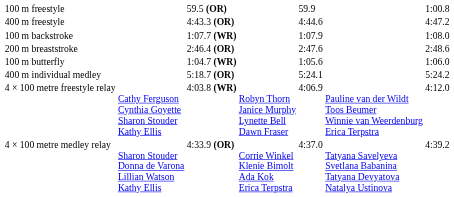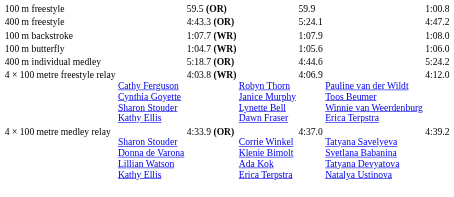(311, 22) 4:44.6 -> (311, 22) 5:24.1
- row: (41, 49)
(311, 75) 5:24.1 -> (311, 62) 4:44.6
